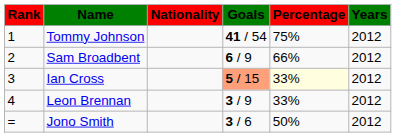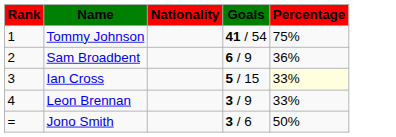- column: (369, 15)
(286, 57) 66% -> (286, 57) 36%
(242, 79) lightsalmon background -> (242, 79) no background
